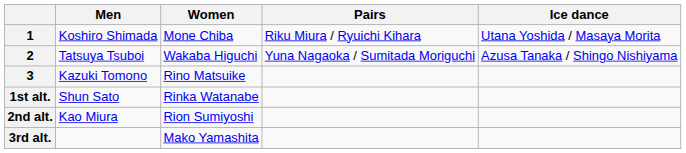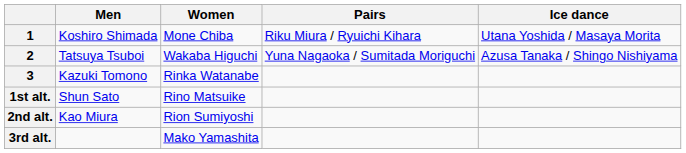(204, 76) Rino Matsuike -> (211, 76) Rinka Watanabe
(211, 96) Rinka Watanabe -> (204, 96) Rino Matsuike
